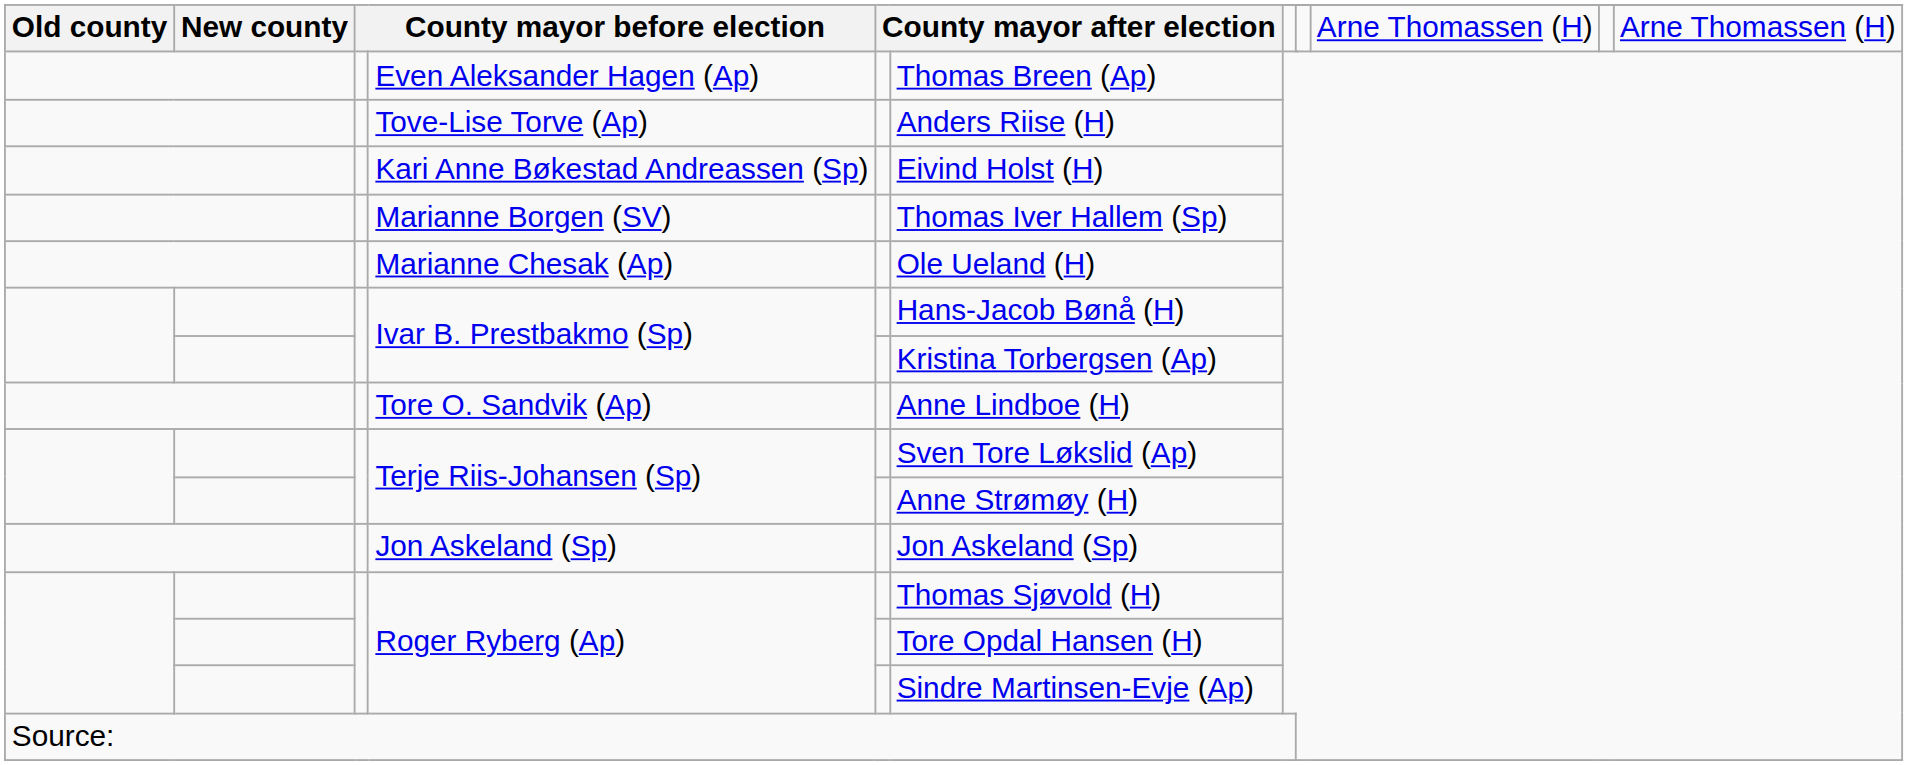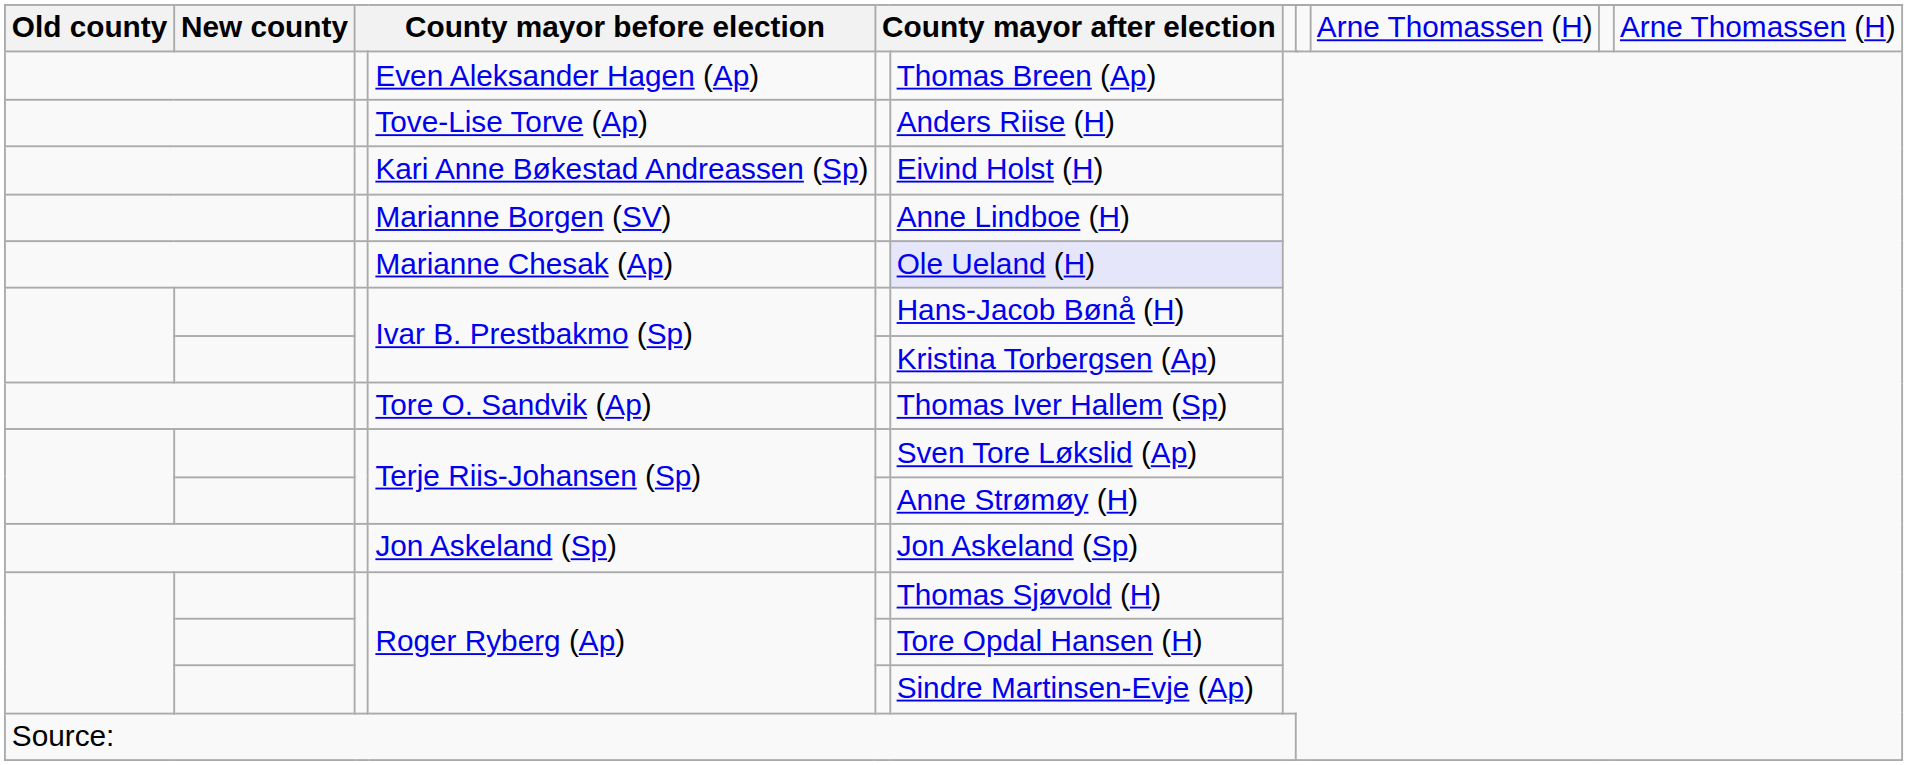(1062, 216) Thomas Iver Hallem (Sp) -> (1013, 216) Anne Lindboe (H)
(996, 264) no background -> (996, 264) lavender background
(1013, 405) Anne Lindboe (H) -> (1062, 405) Thomas Iver Hallem (Sp)
